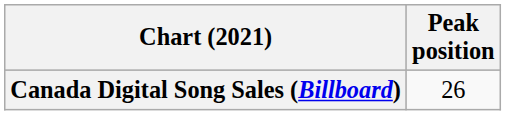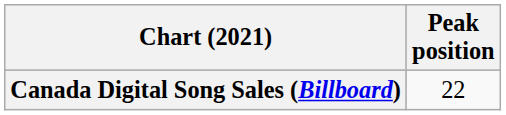(453, 89) 26 -> (453, 89) 22
